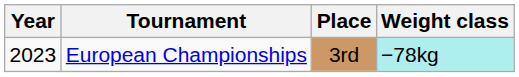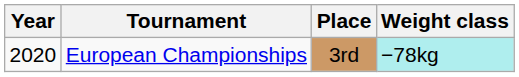(33, 54) 2023 -> (33, 54) 2020
